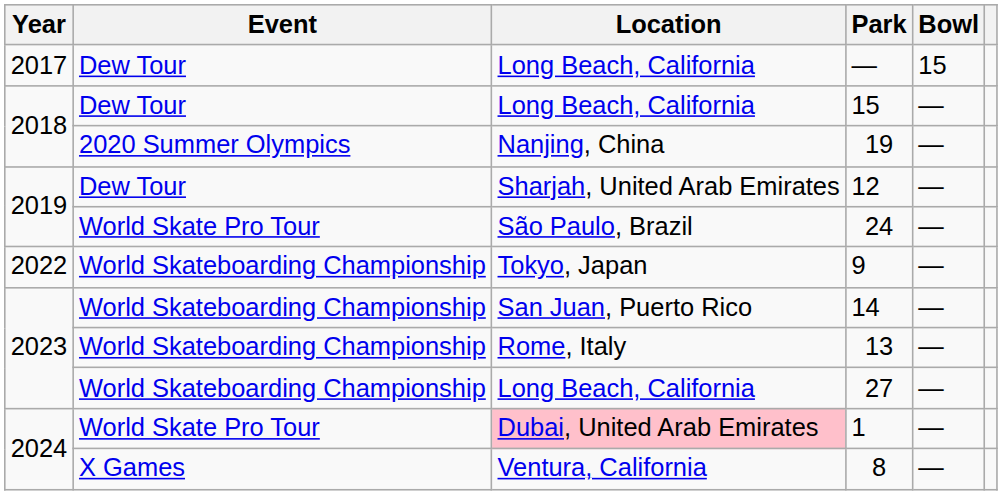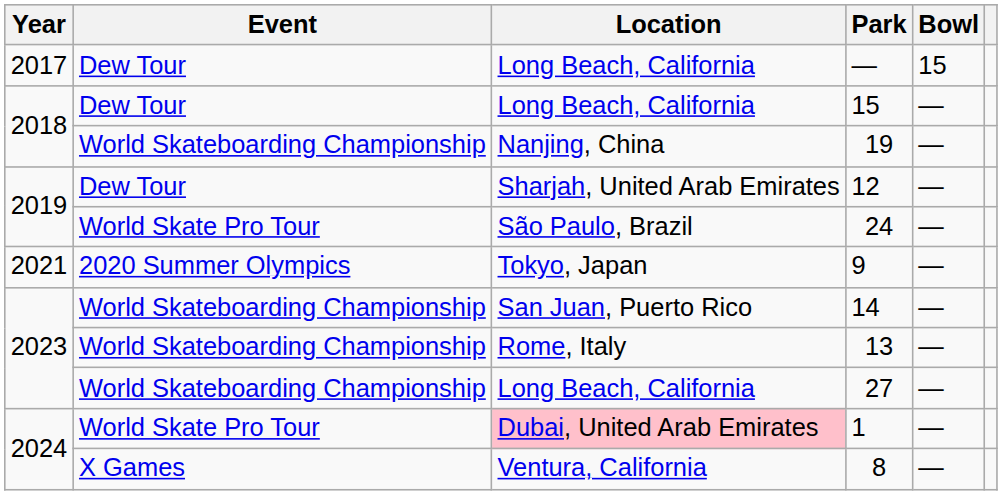(215, 145) 2020 Summer Olympics -> (282, 145) World Skateboarding Championship
(39, 266) 2022 -> (39, 266) 2021
(282, 266) World Skateboarding Championship -> (215, 266) 2020 Summer Olympics
